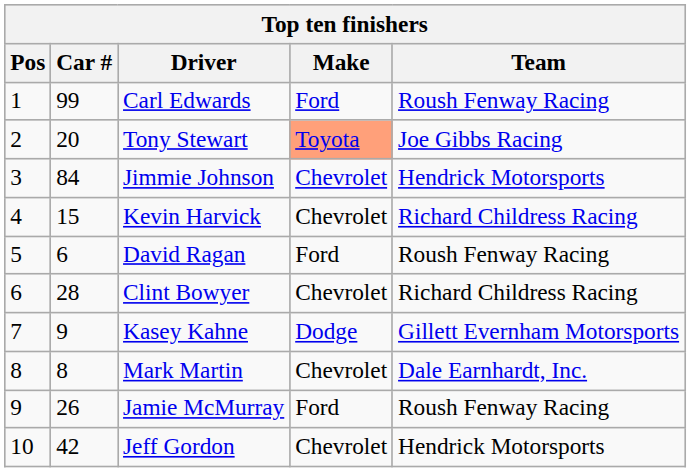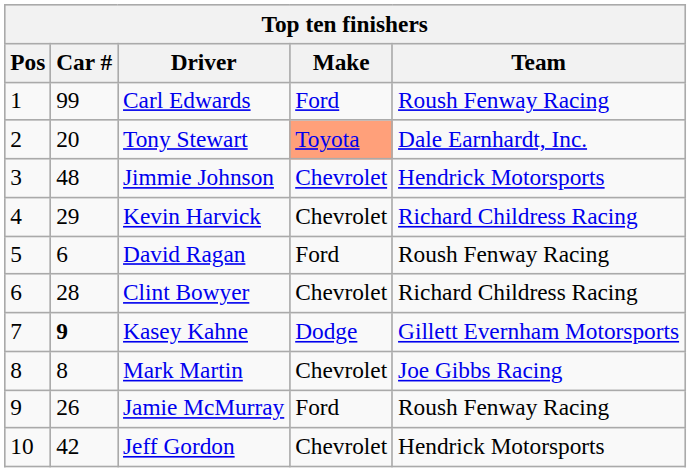(480, 139) Joe Gibbs Racing -> (493, 139) Dale Earnhardt, Inc.
(68, 178) 84 -> (68, 178) 48
(68, 216) 15 -> (68, 216) 29
(62, 331) normal -> (62, 331) bold
(493, 370) Dale Earnhardt, Inc. -> (480, 370) Joe Gibbs Racing
